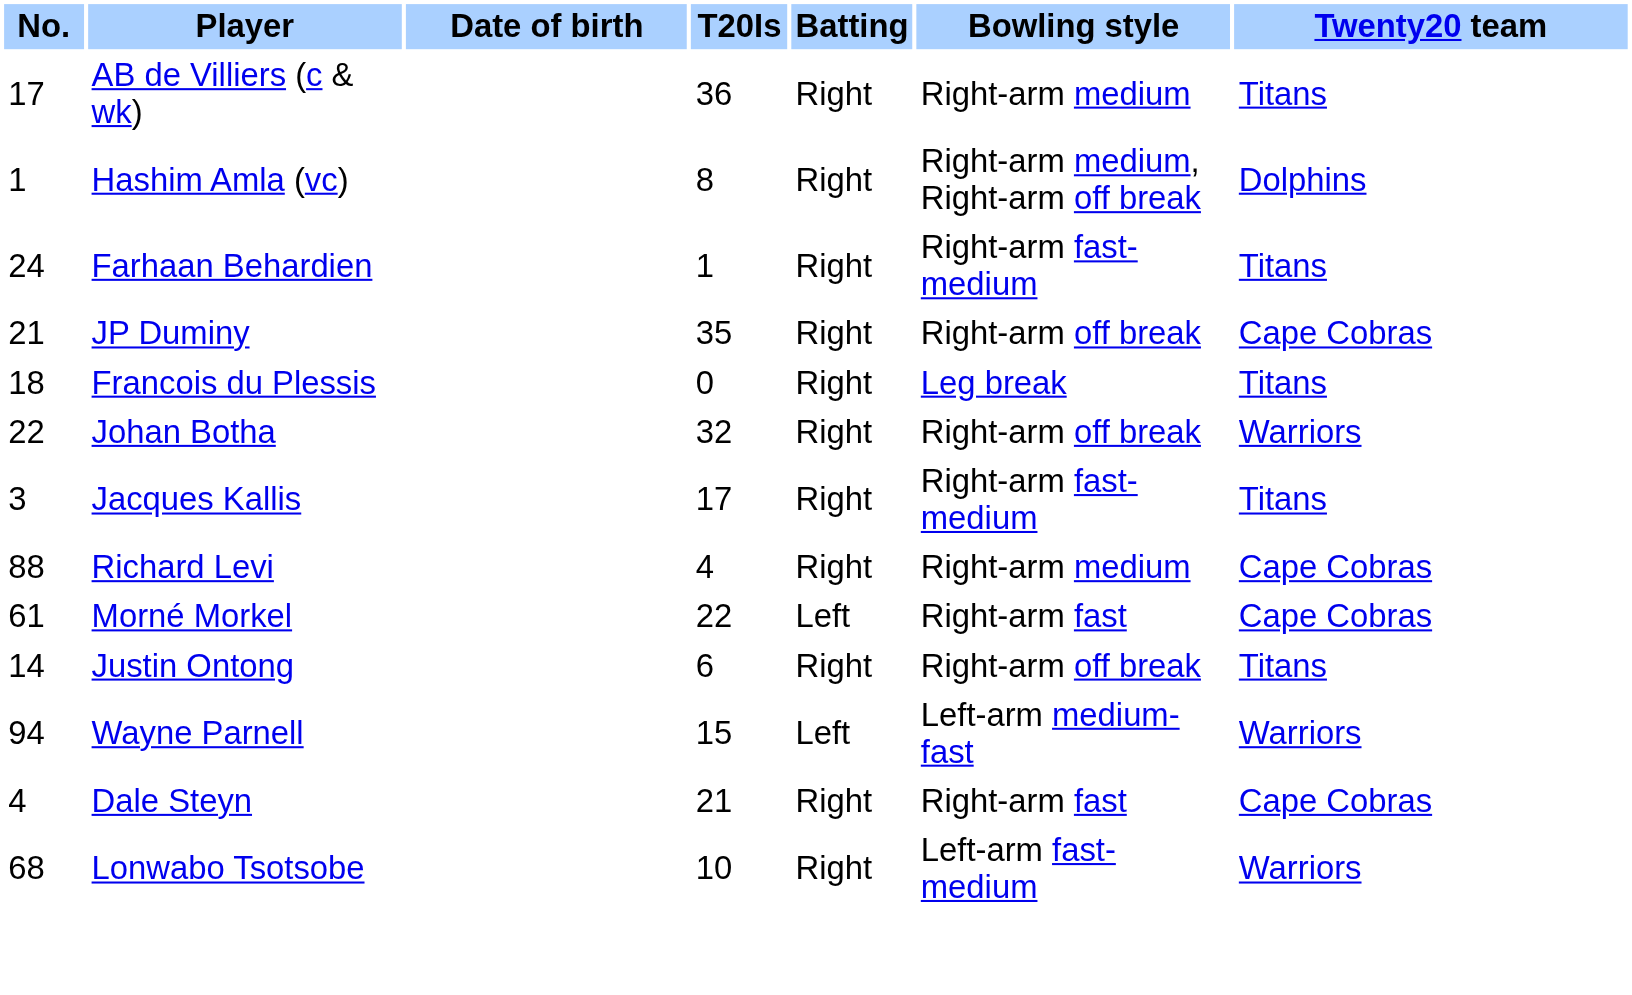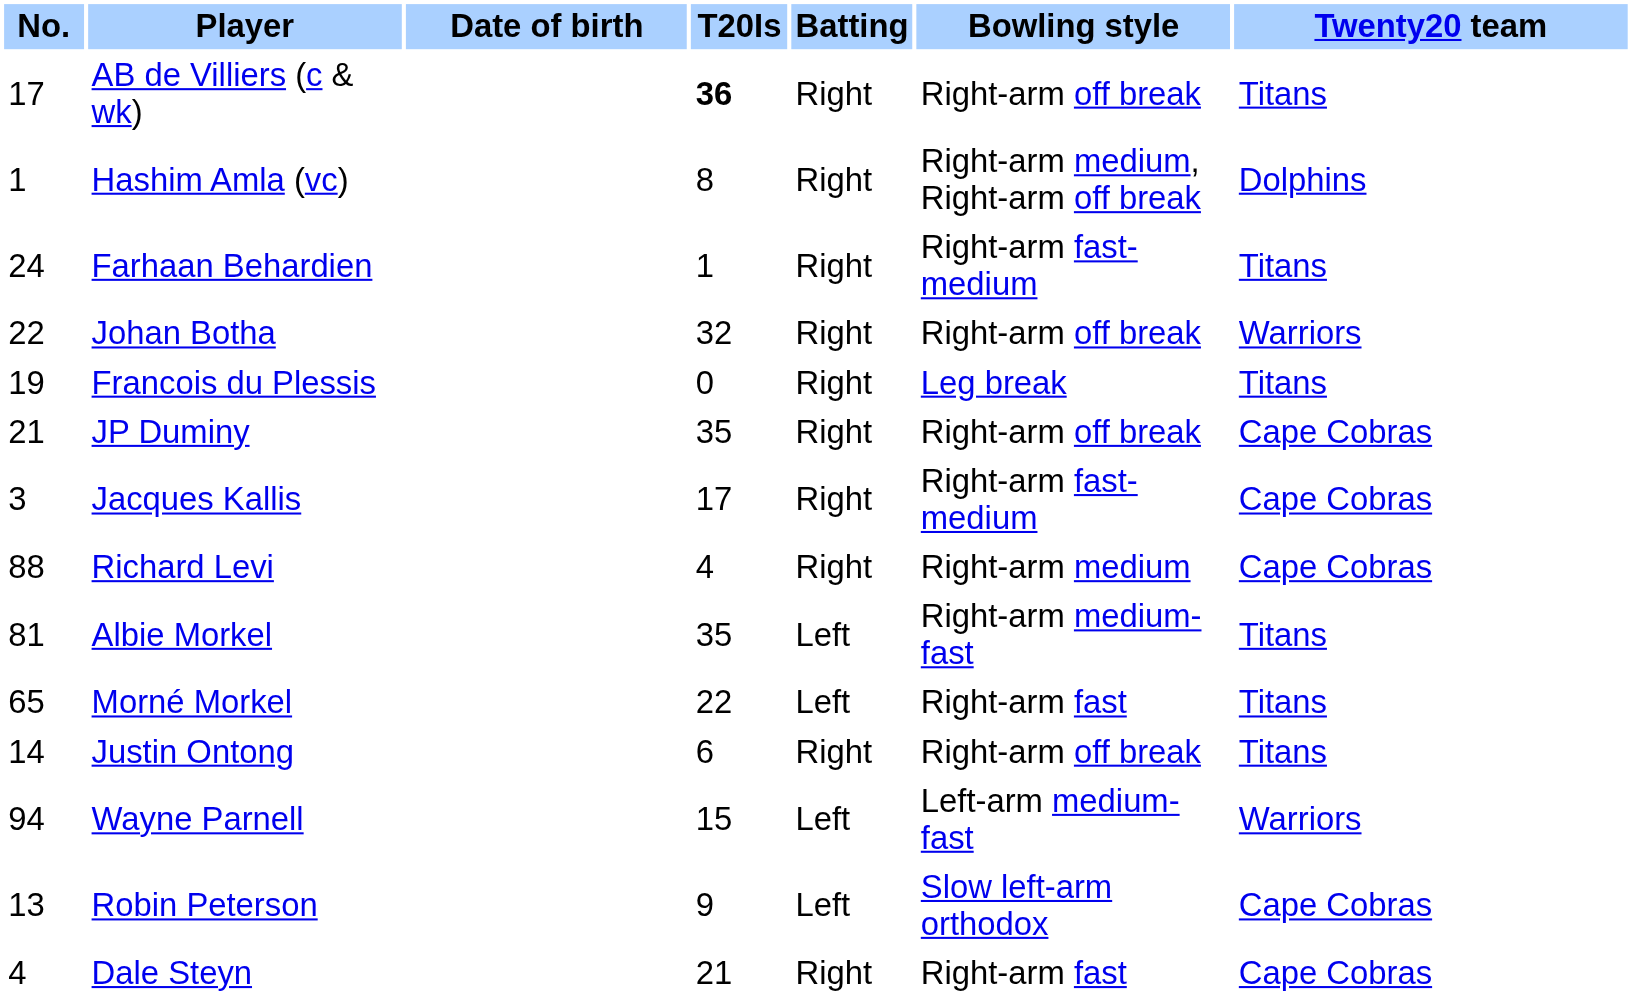(714, 93) normal -> (714, 93) bold
(1056, 93) Right-arm medium -> (1061, 93) Right-arm off break
rows swapped: (184, 432) <-> (171, 333)
(26, 382) 18 -> (26, 382) 19
(1283, 499) Titans -> (1335, 499) Cape Cobras
+ row: (182, 634)
(26, 616) 61 -> (26, 702) 65
(1335, 616) Cape Cobras -> (1283, 702) Titans
+ row: (205, 905)
- row: (228, 868)
